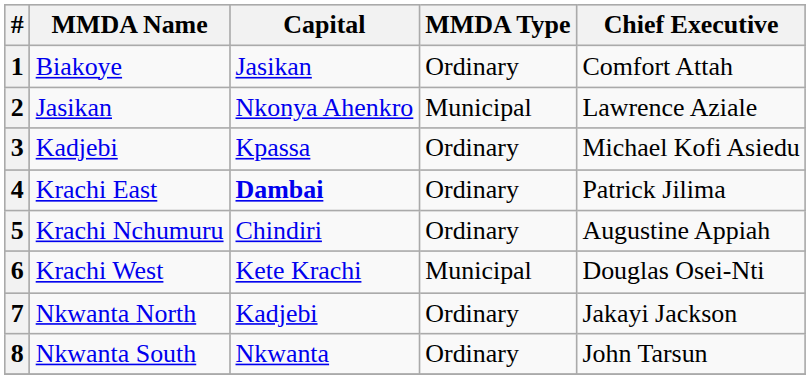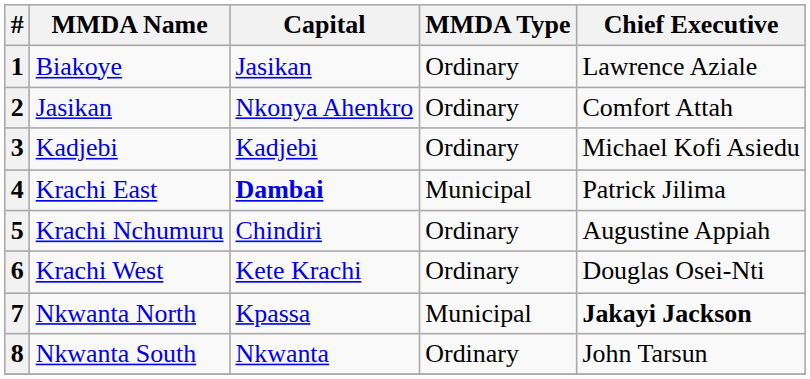(658, 66) Comfort Attah -> (670, 66) Lawrence Aziale
(479, 107) Municipal -> (472, 107) Ordinary
(670, 107) Lawrence Aziale -> (658, 107) Comfort Attah
(273, 148) Kpassa -> (277, 148) Kadjebi
(472, 189) Ordinary -> (479, 189) Municipal
(479, 271) Municipal -> (472, 271) Ordinary
(277, 312) Kadjebi -> (273, 312) Kpassa
(472, 312) Ordinary -> (479, 312) Municipal
(660, 312) normal -> (667, 312) bold
